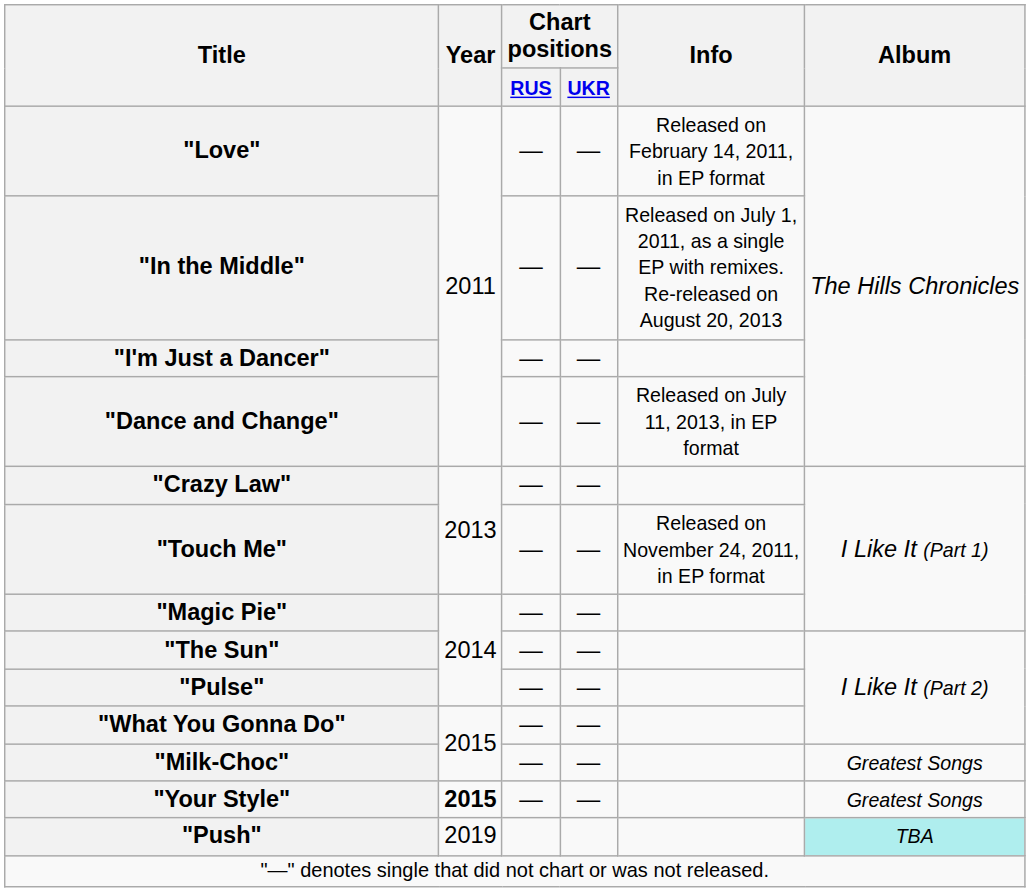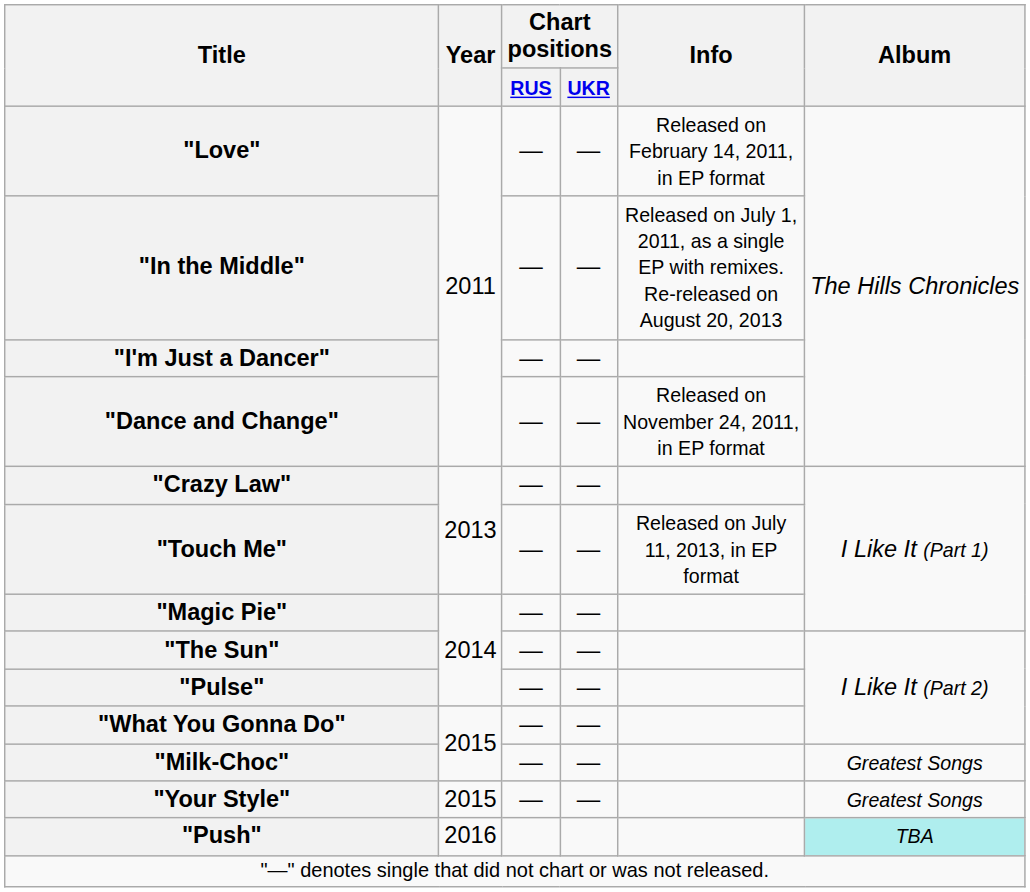(711, 422) Released on July 11, 2013, in EP format -> (711, 422) Released on November 24, 2011, in EP format
(711, 550) Released on November 24, 2011, in EP format -> (711, 550) Released on July 11, 2013, in EP format
(471, 799) bold -> (471, 799) normal
(471, 836) 2019 -> (471, 836) 2016
